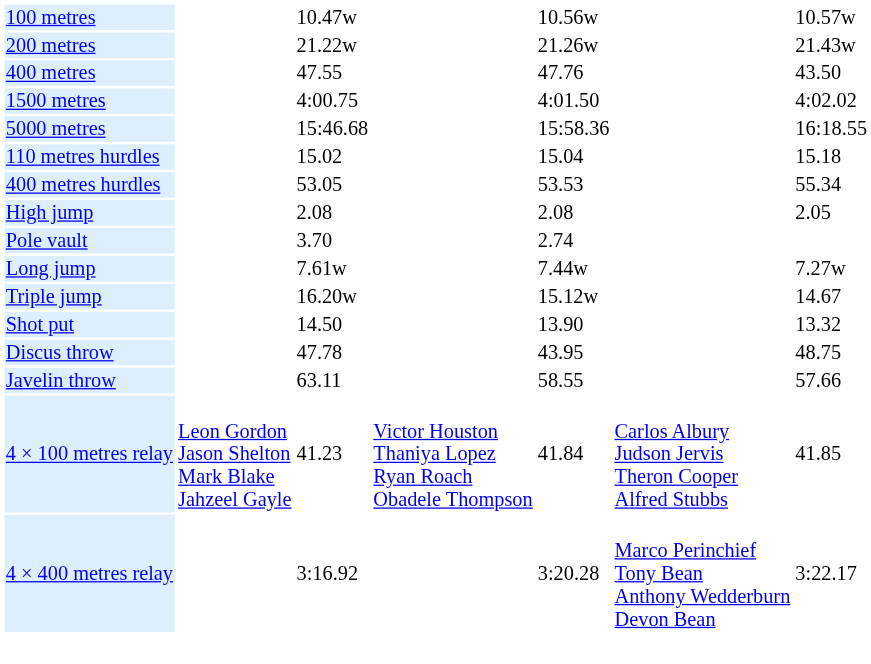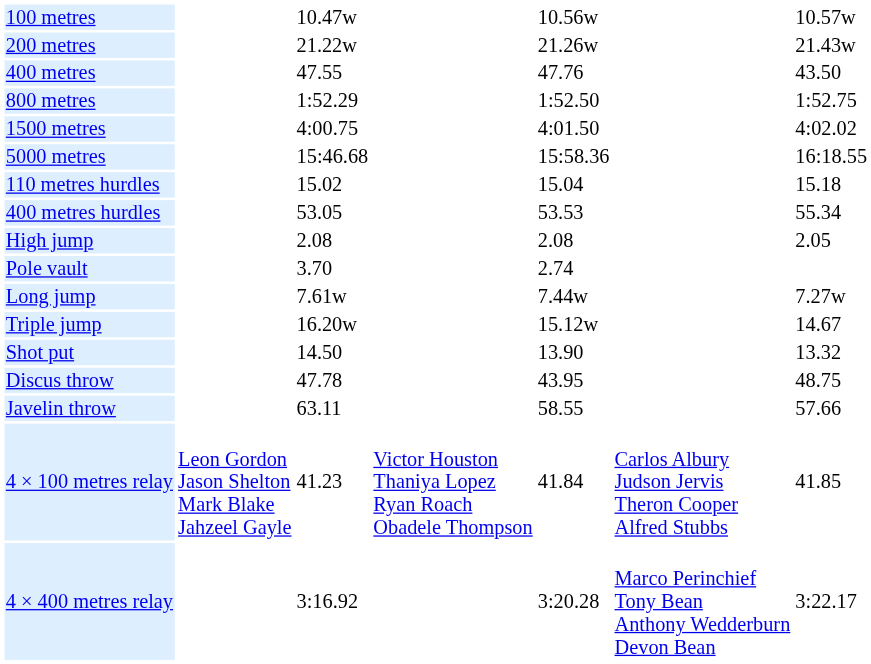+ row: (51, 100)
